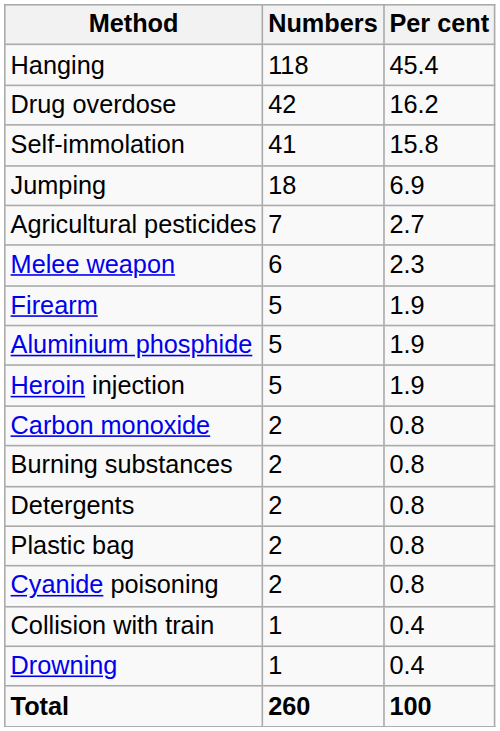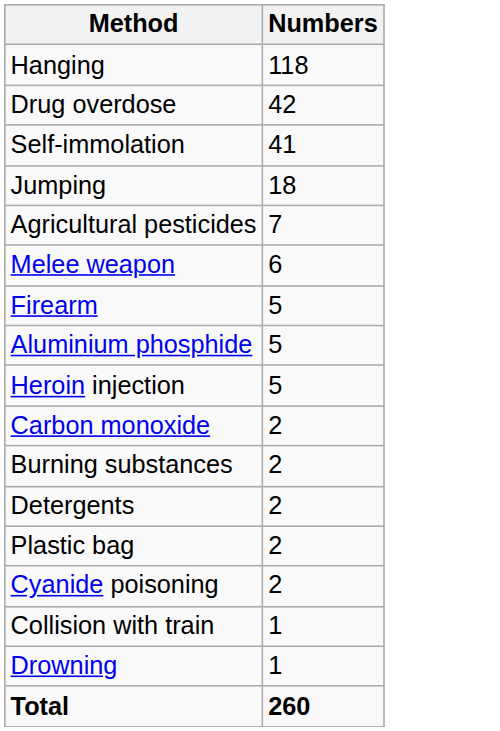- column: (439, 24)
